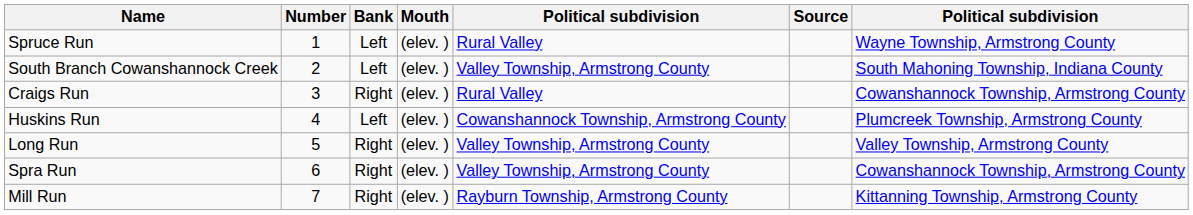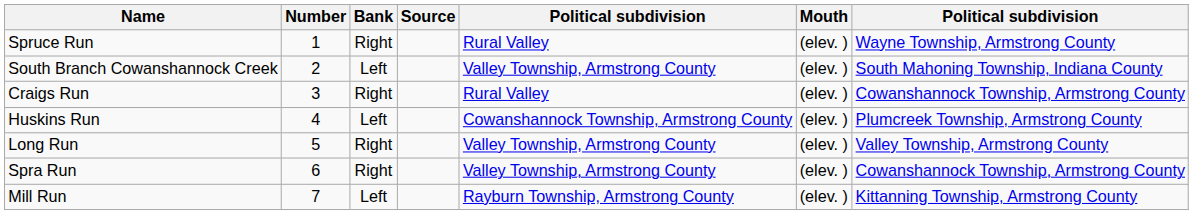columns swapped: (425, 17) <-> (821, 17)
(373, 42) Left -> (373, 42) Right
(373, 196) Right -> (373, 196) Left
